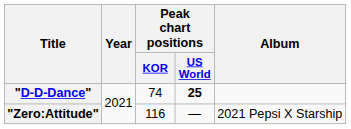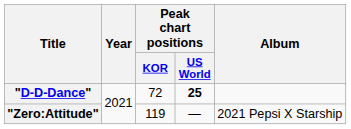(155, 93) 74 -> (155, 93) 72
(155, 113) 116 -> (155, 113) 119
